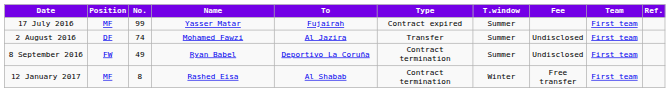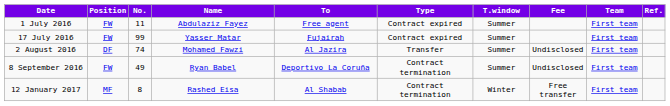+ row: (46, 23)
(108, 23) MF -> (108, 36) FW
